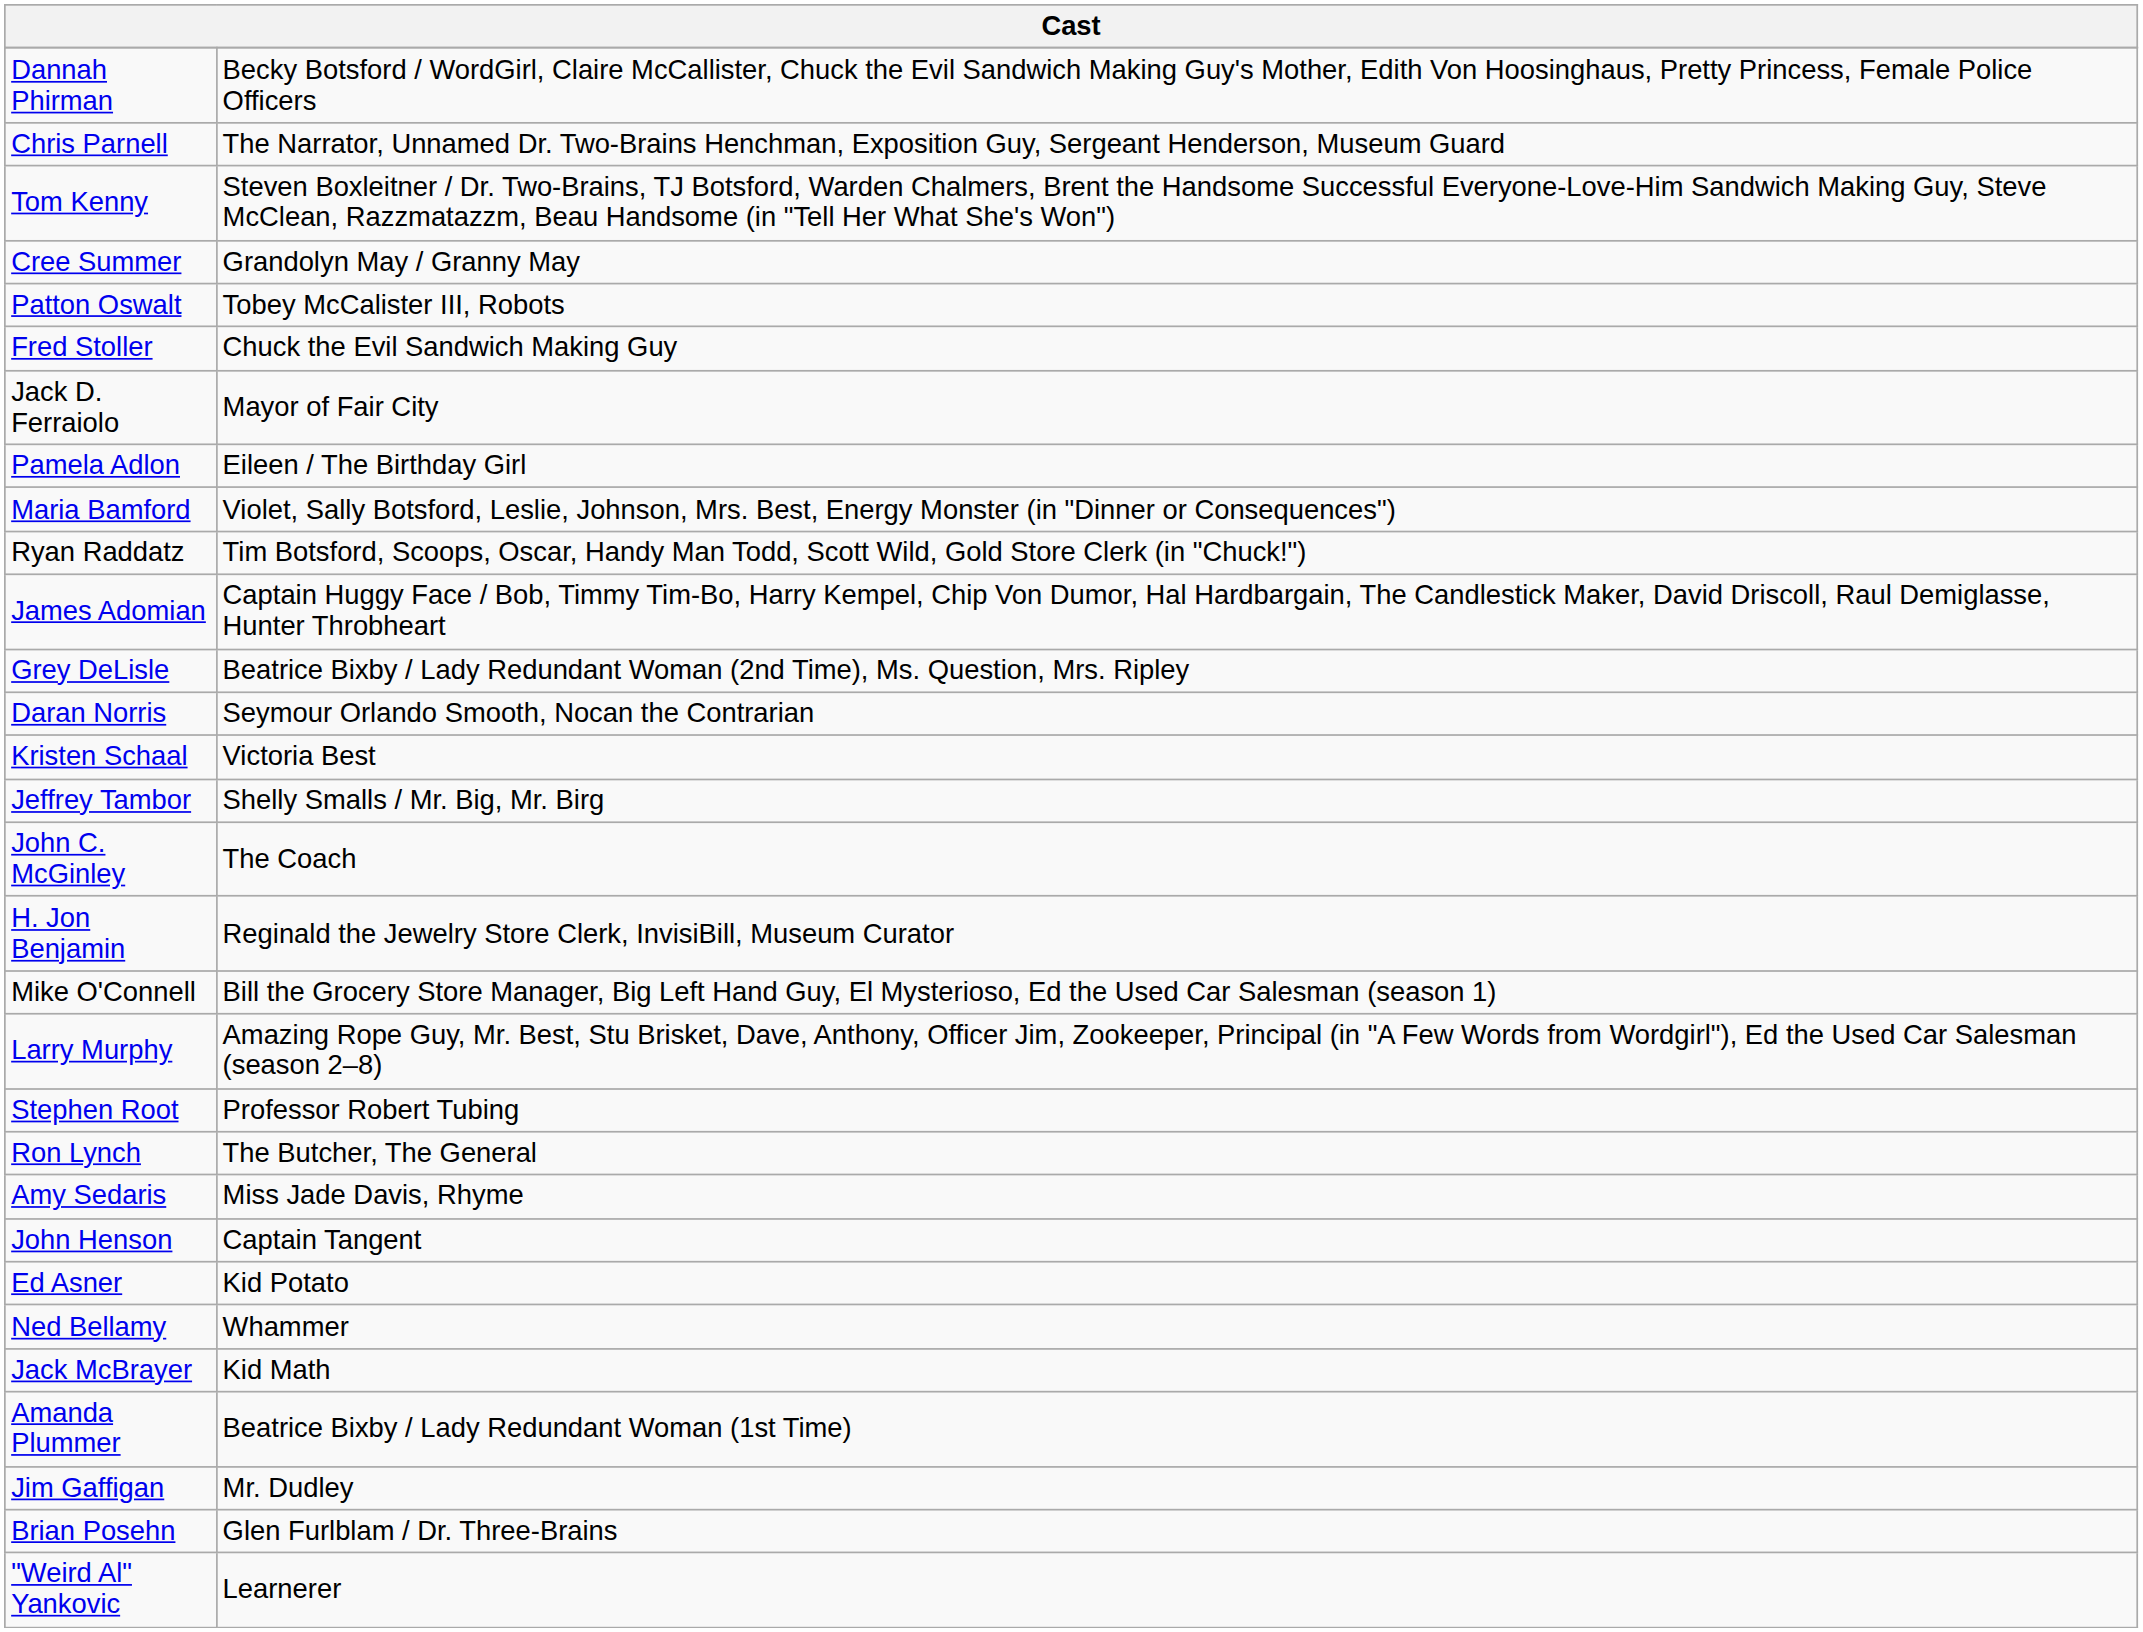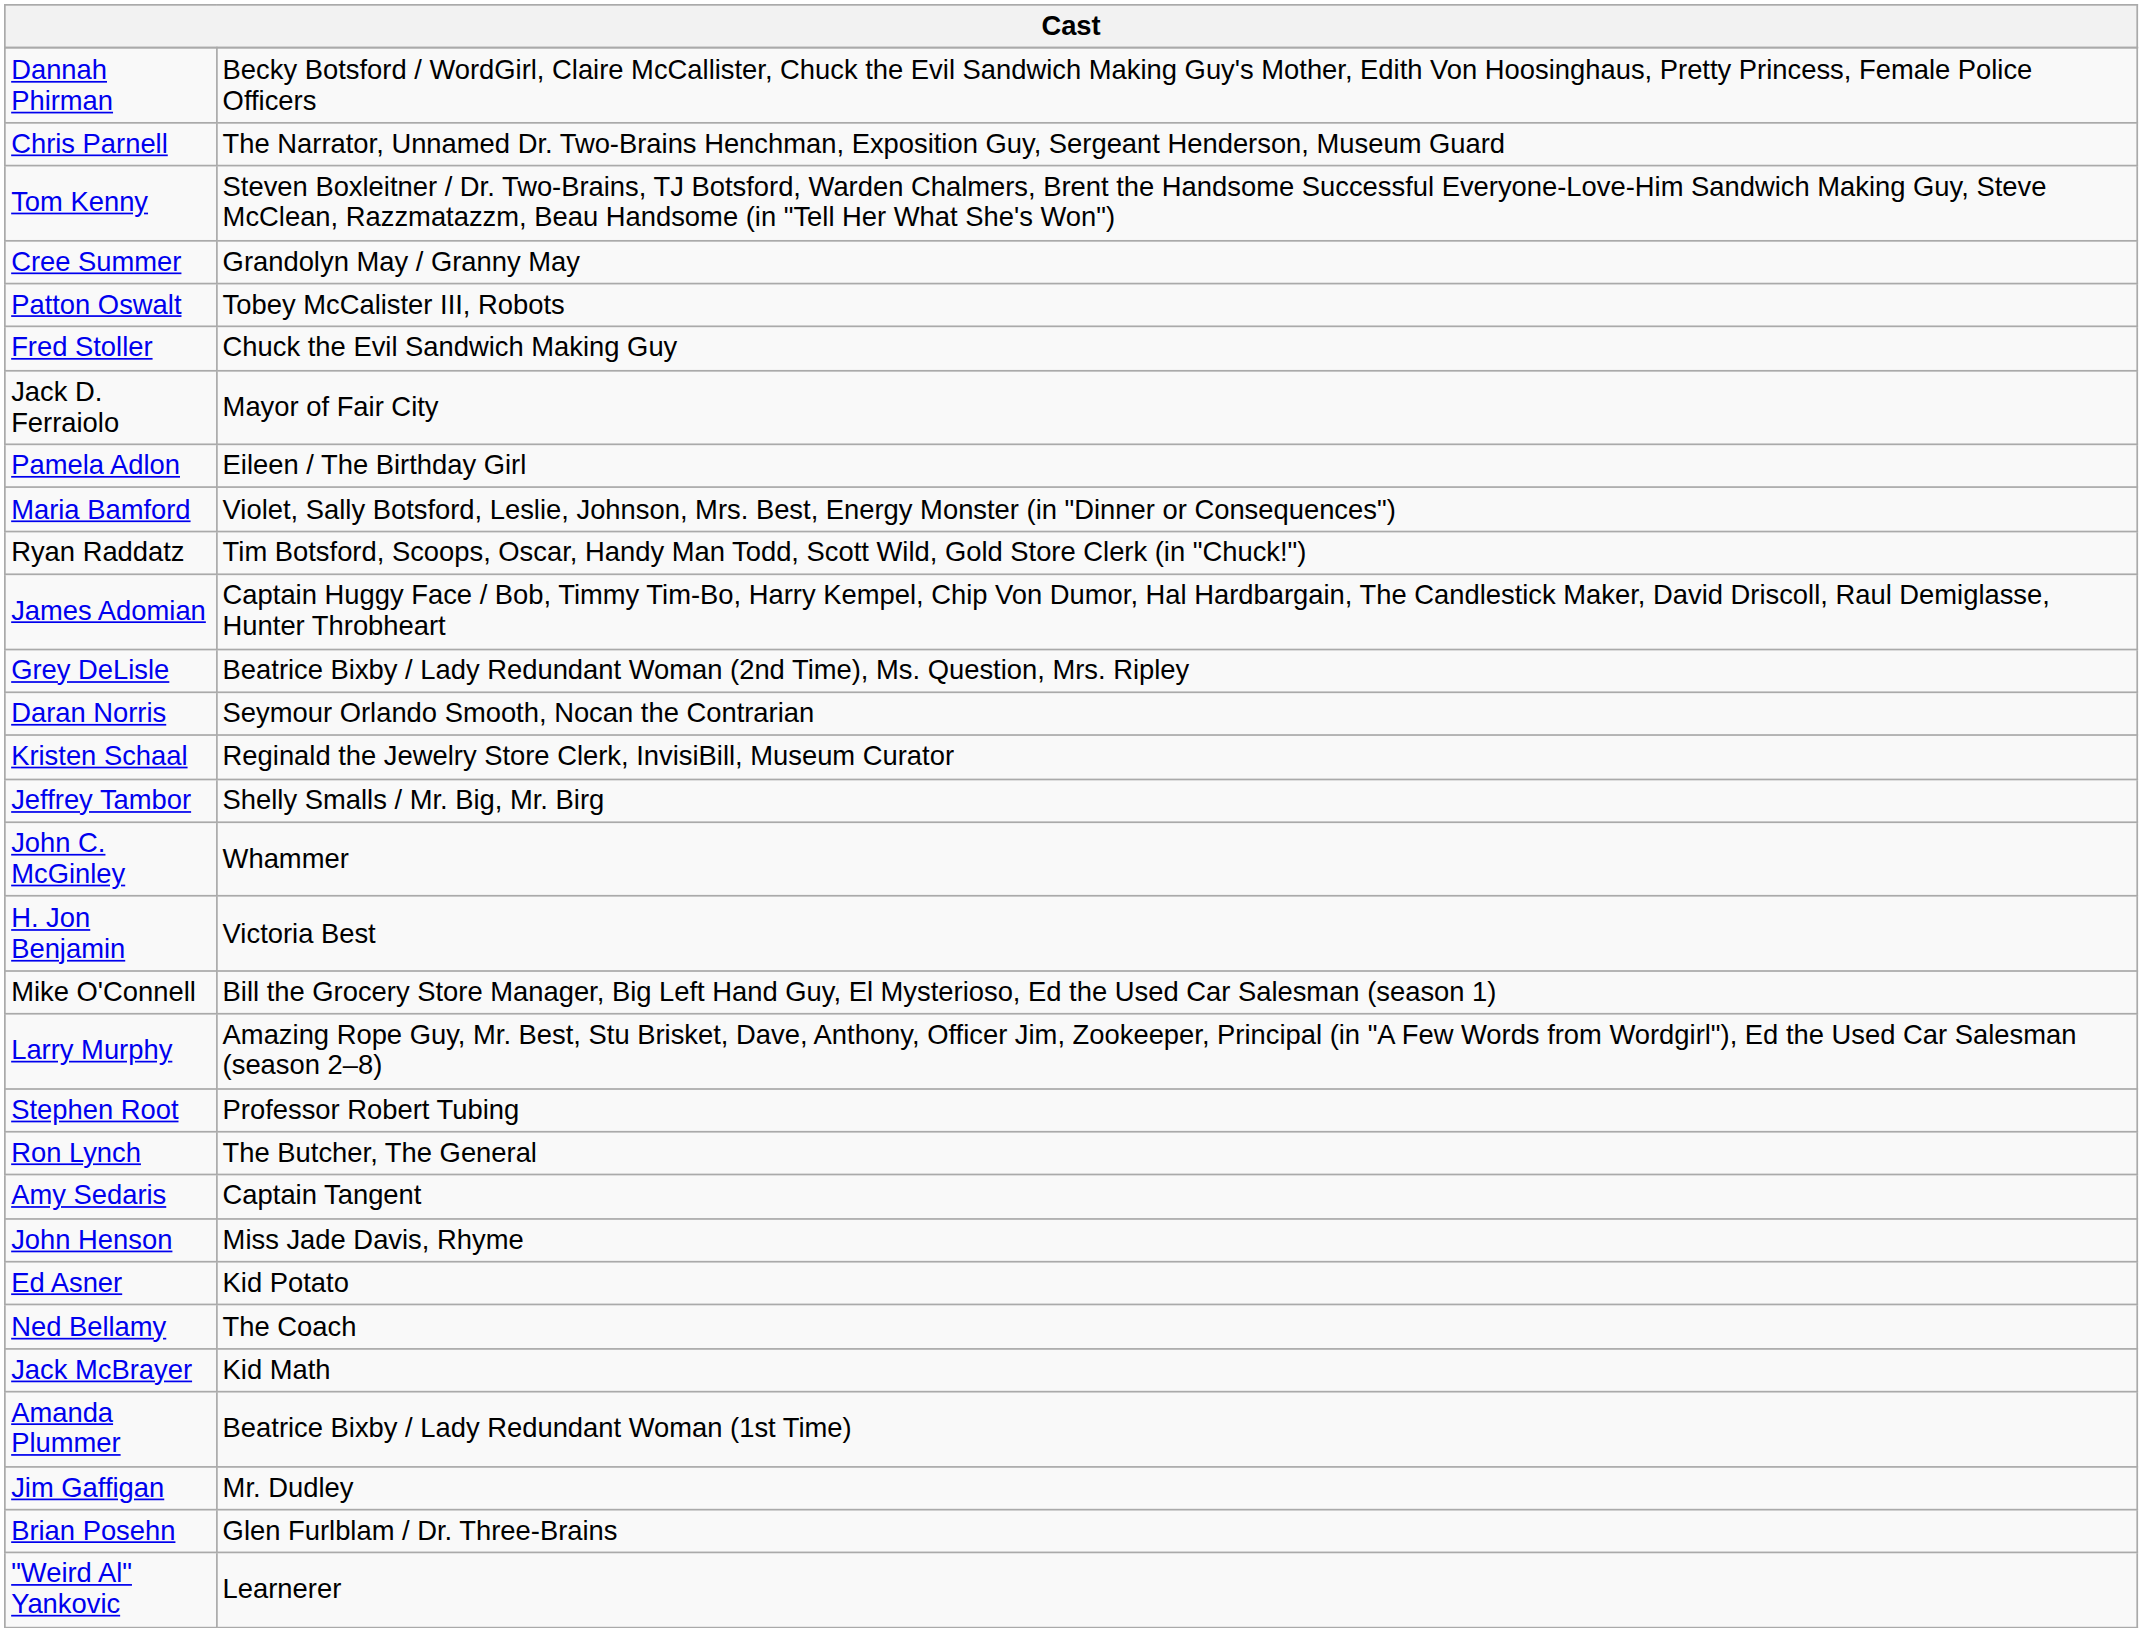(299, 756) Victoria Best -> (588, 756) Reginald the Jewelry Store Clerk, InvisiBill, Museum Curator
(290, 858) The Coach -> (286, 858) Whammer
(588, 933) Reginald the Jewelry Store Clerk, InvisiBill, Museum Curator -> (299, 933) Victoria Best
(373, 1196) Miss Jade Davis, Rhyme -> (322, 1196) Captain Tangent
(322, 1239) Captain Tangent -> (373, 1239) Miss Jade Davis, Rhyme
(286, 1326) Whammer -> (290, 1326) The Coach
